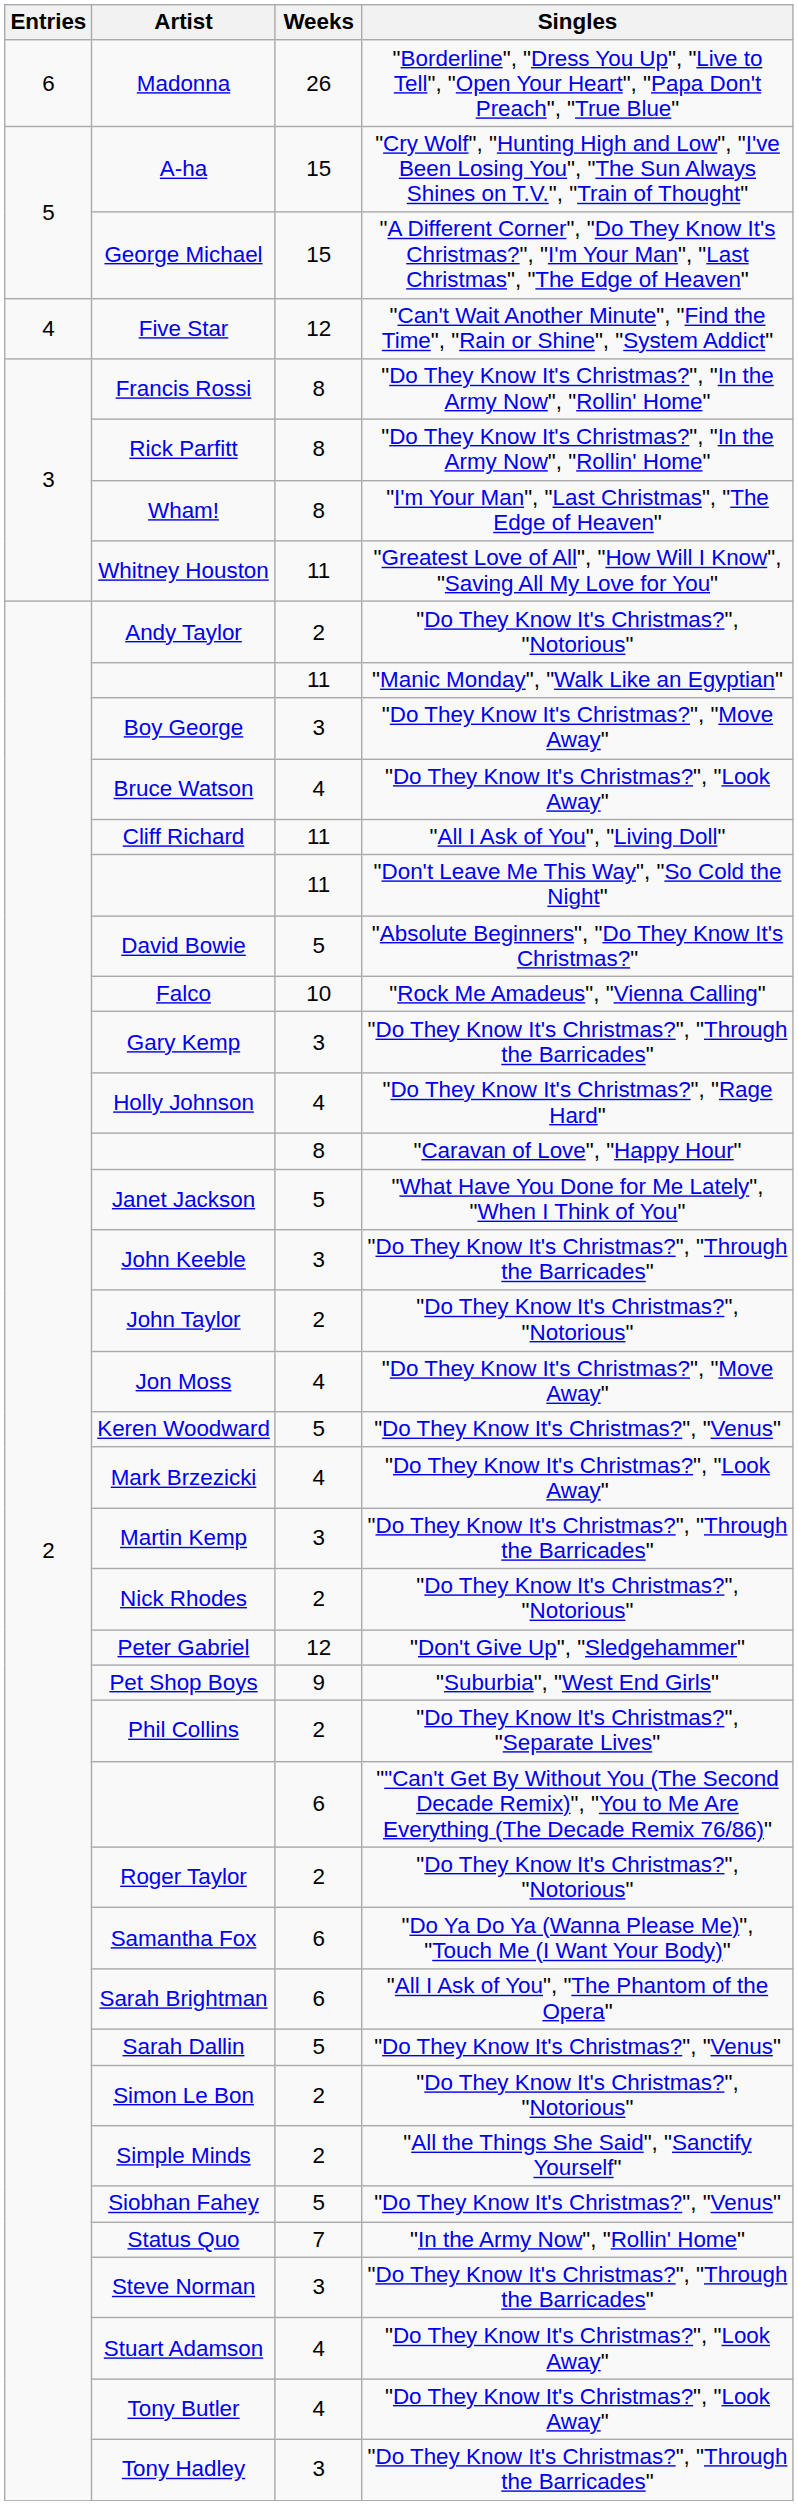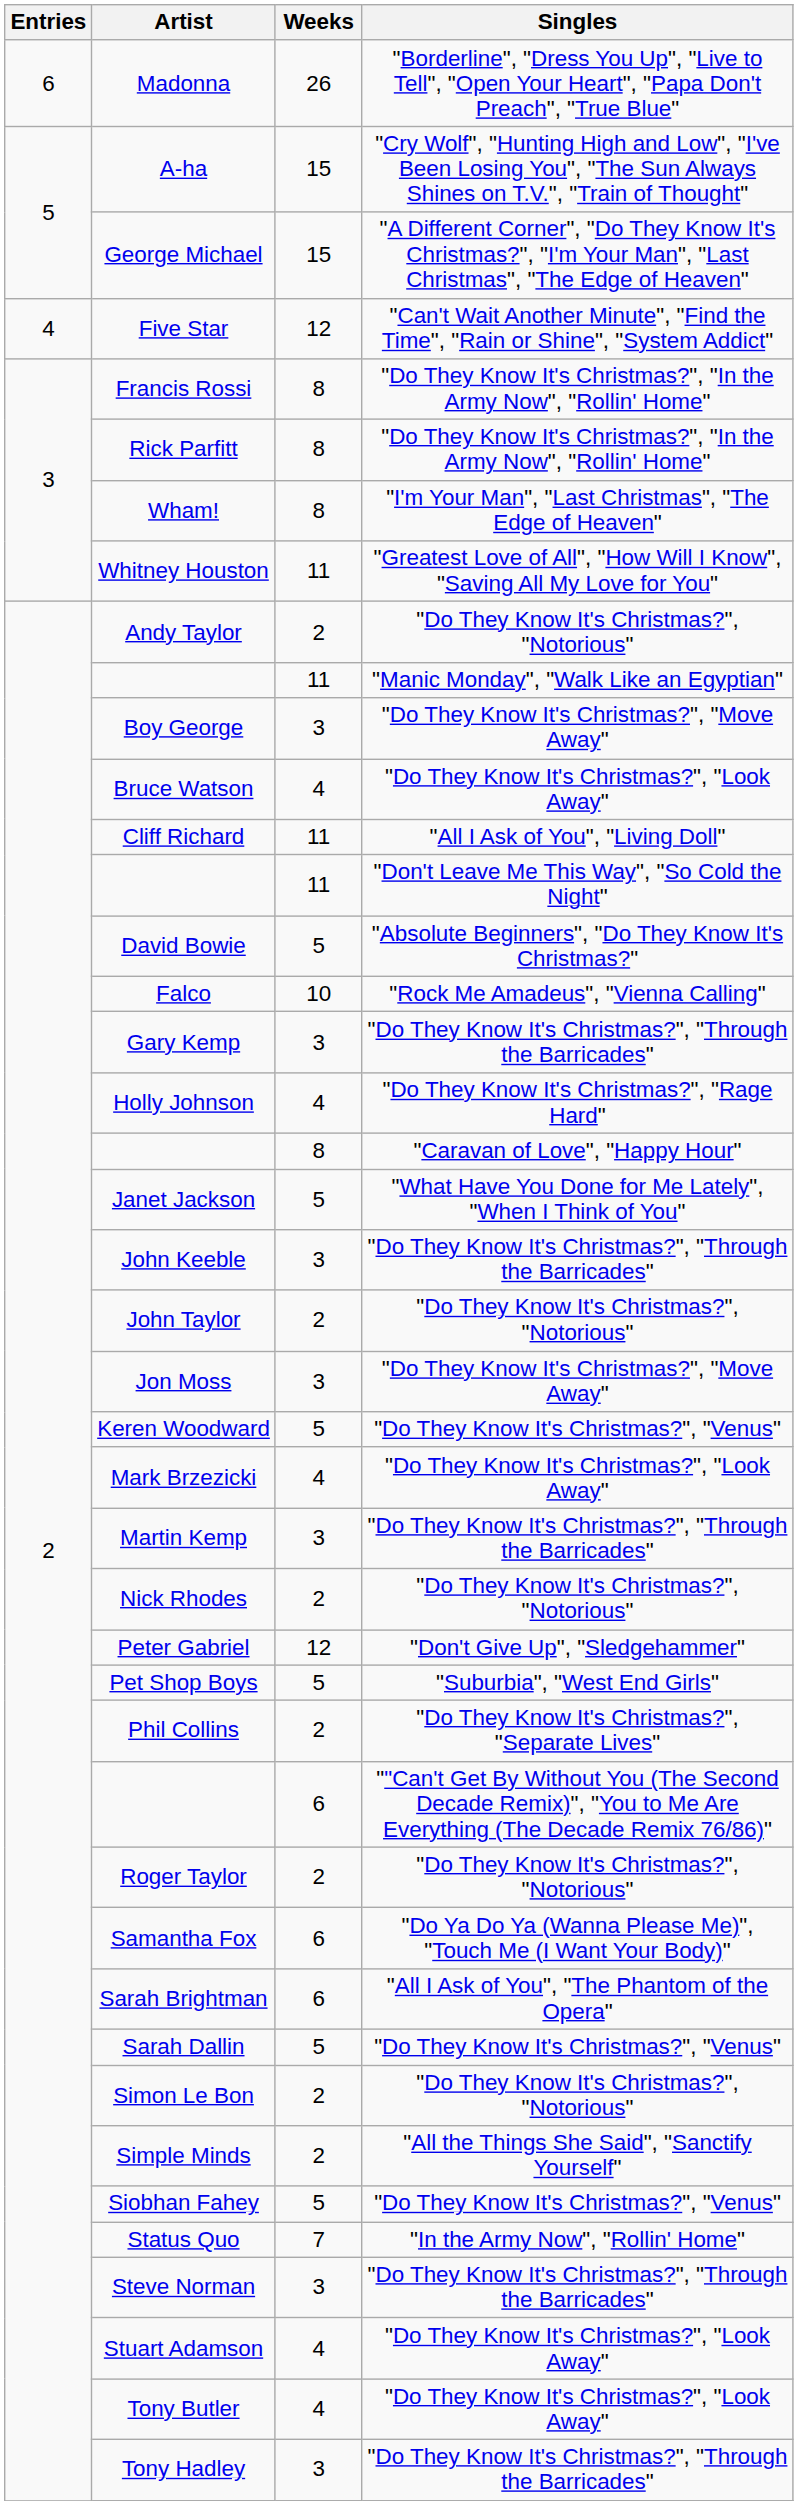(319, 1381) 4 -> (319, 1381) 3
(319, 1682) 9 -> (319, 1682) 5
